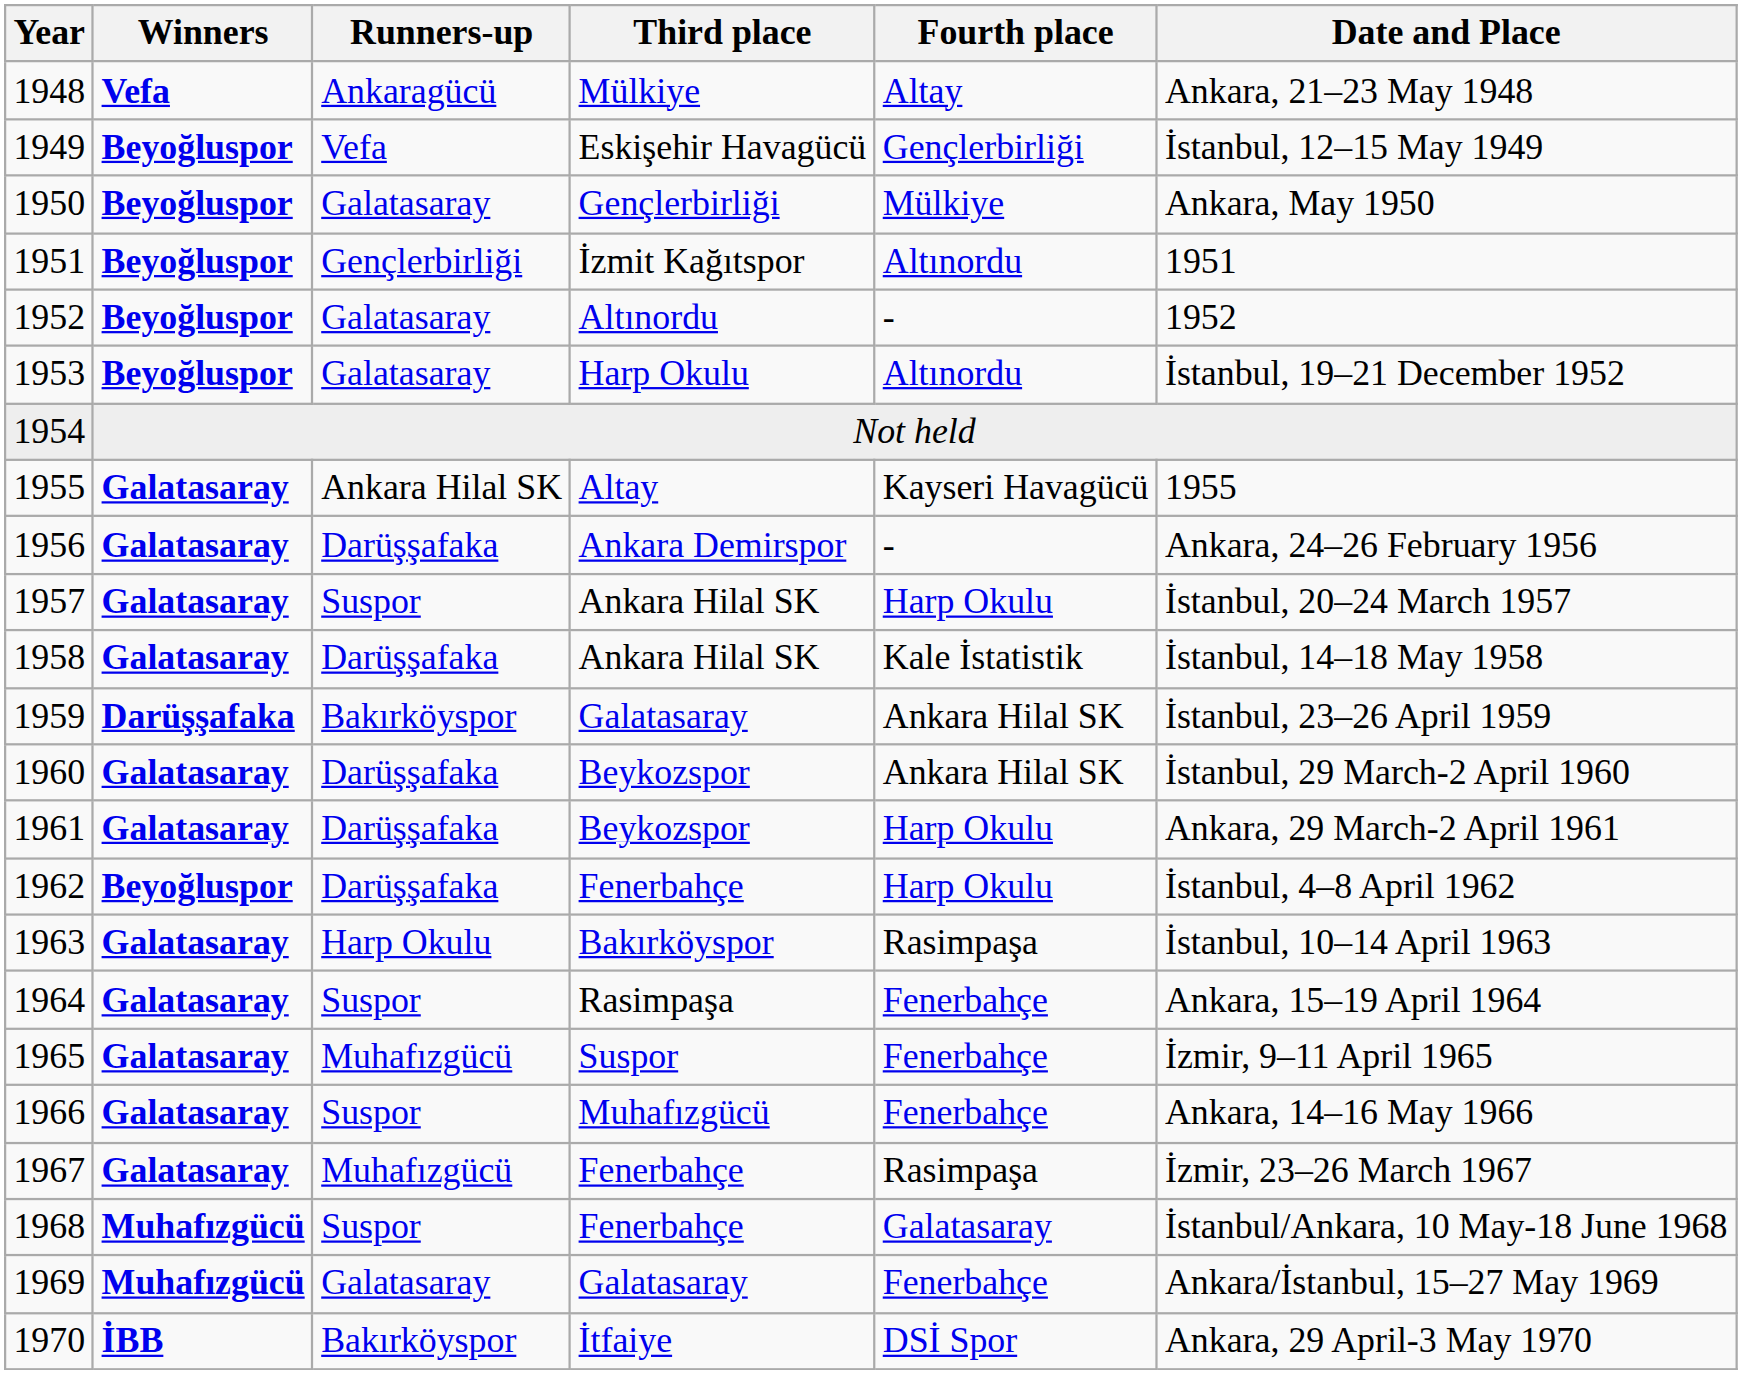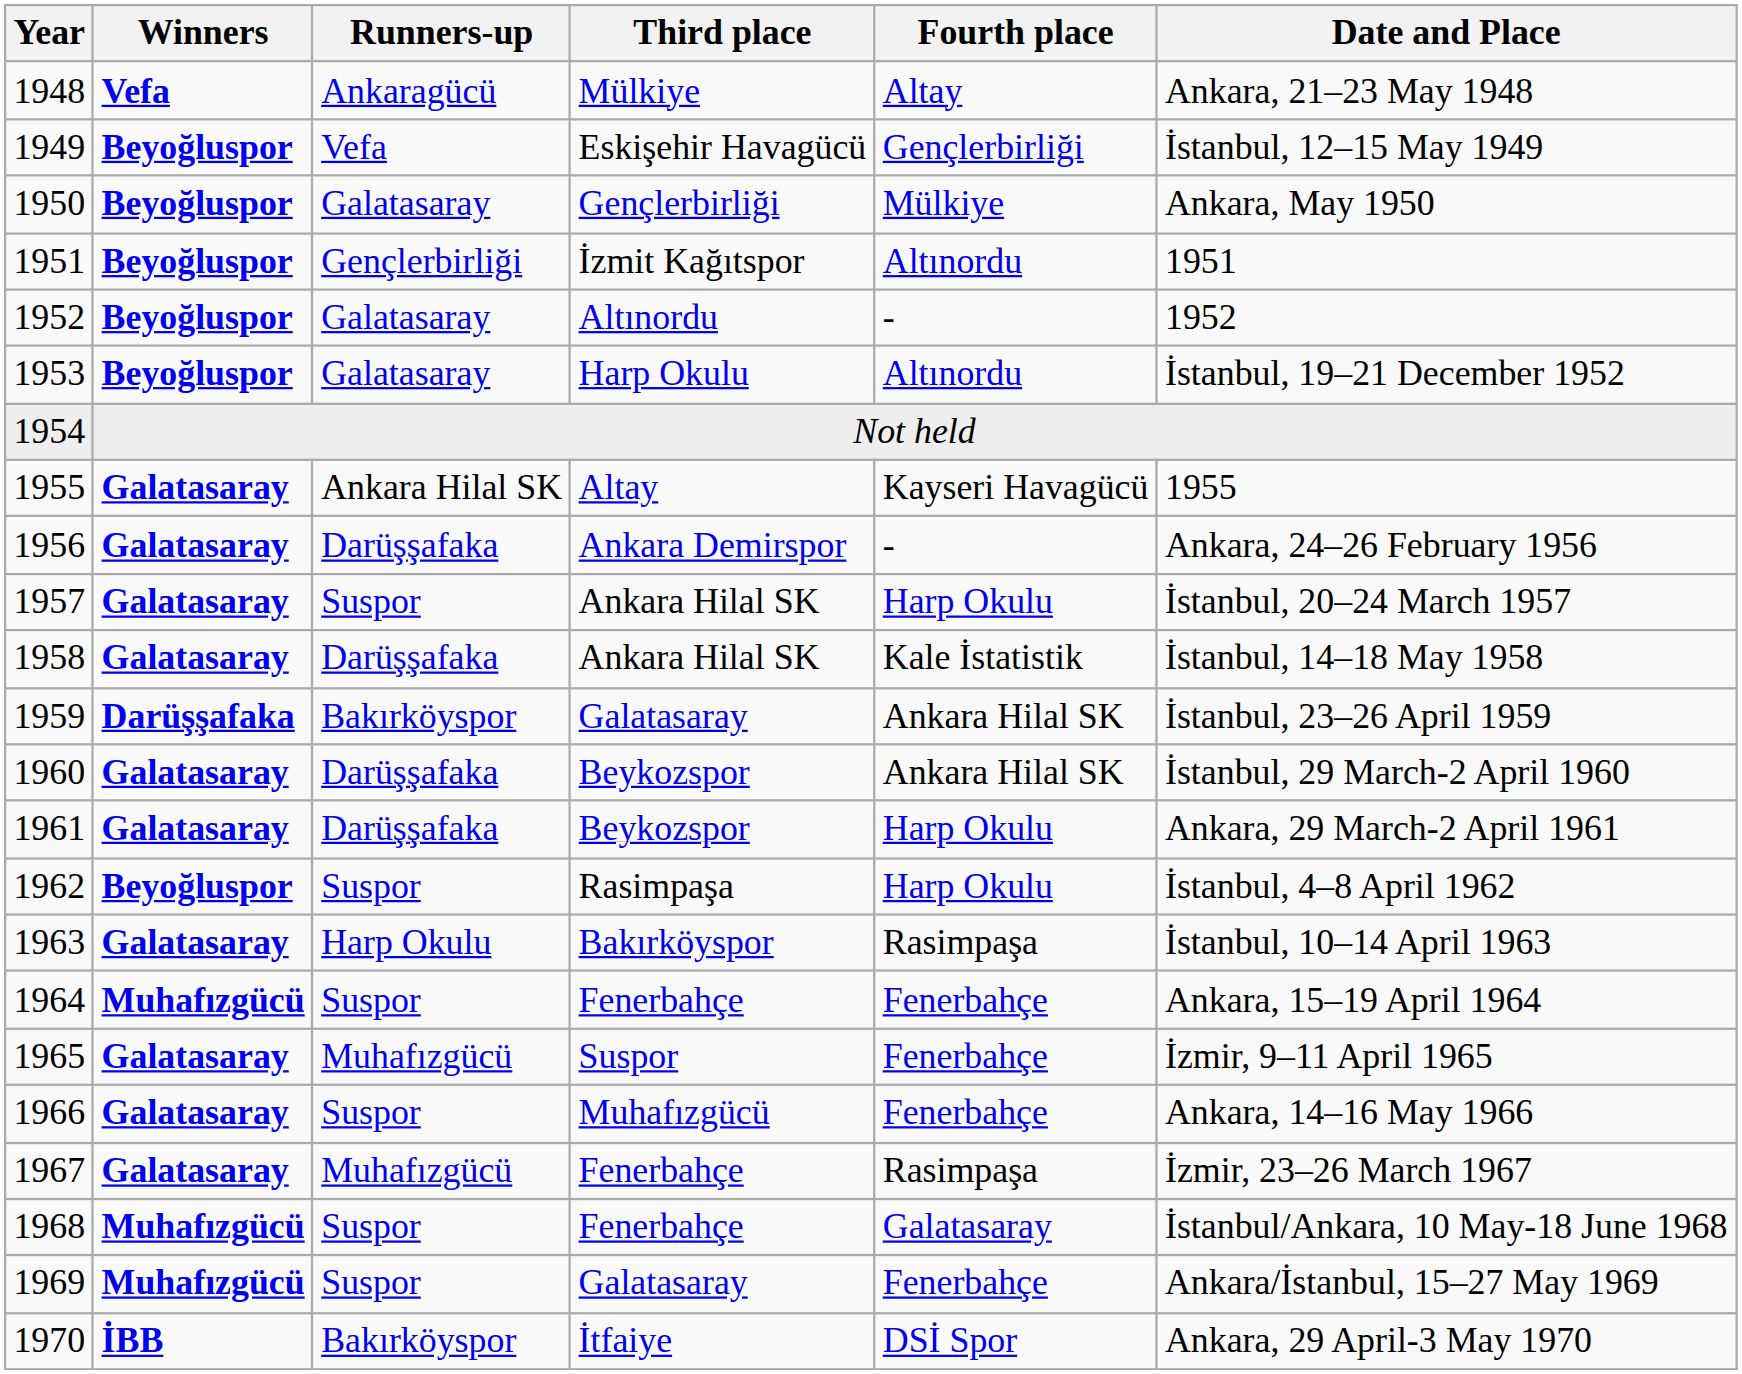(410, 885) Darüşşafaka -> (371, 885) Suspor
(661, 885) Fenerbahçe -> (656, 885) Rasimpaşa
(195, 999) Galatasaray -> (203, 999) Muhafızgücü
(656, 999) Rasimpaşa -> (661, 999) Fenerbahçe
(406, 1283) Galatasaray -> (371, 1283) Suspor
